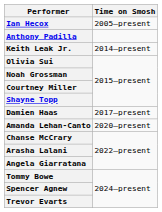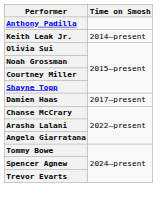- row: (27, 23)
- row: (48, 125)
